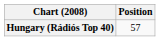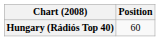(135, 28) 57 -> (135, 28) 60
